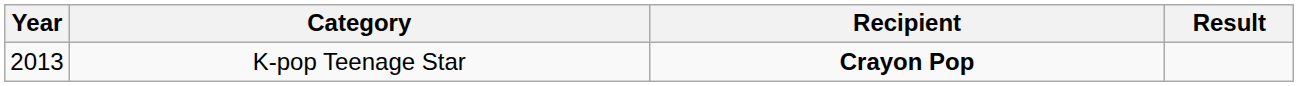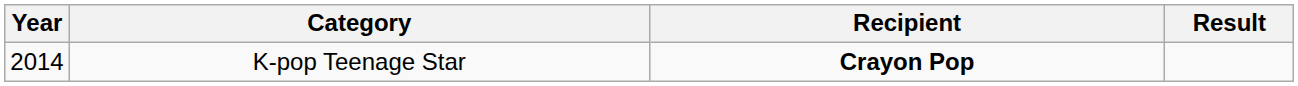(37, 61) 2013 -> (37, 61) 2014
